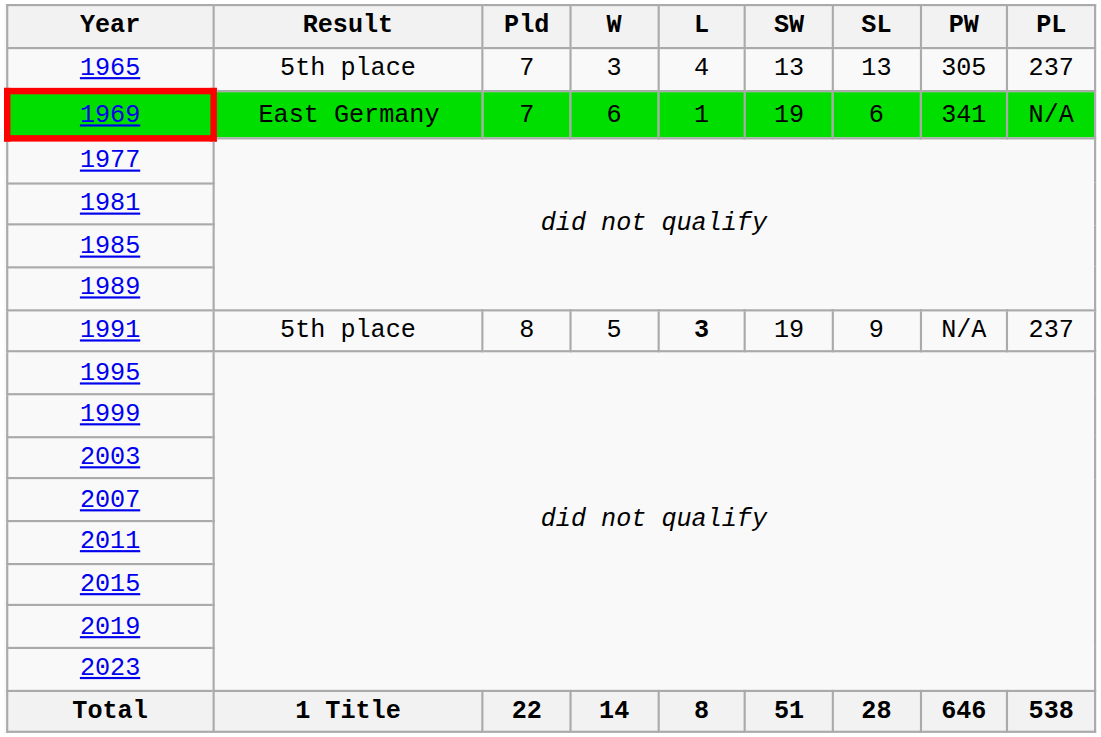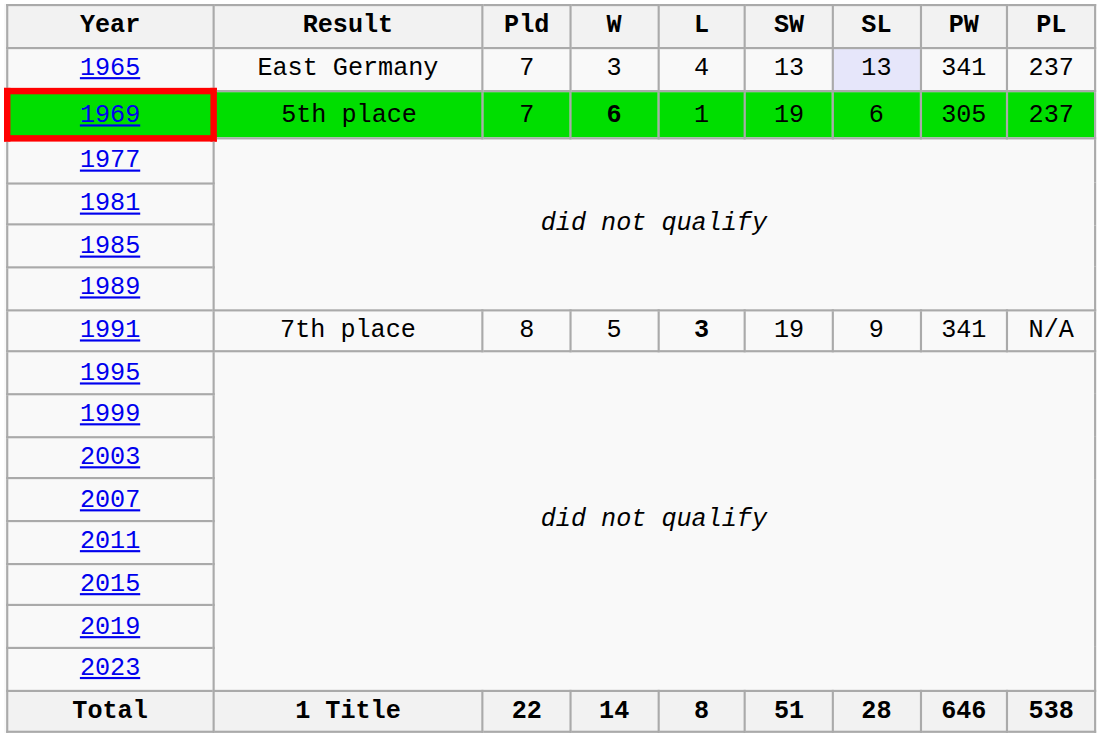(348, 69) 5th place -> (348, 69) East Germany
(876, 69) no background -> (876, 69) lavender background
(964, 69) 305 -> (964, 69) 341
(349, 115) East Germany -> (349, 115) 5th place
(614, 115) normal -> (614, 115) bold
(964, 115) 341 -> (964, 115) 305
(1051, 115) N/A -> (1051, 115) 237
(348, 330) 5th place -> (348, 330) 7th place
(964, 330) N/A -> (964, 330) 341
(1051, 330) 237 -> (1051, 330) N/A
